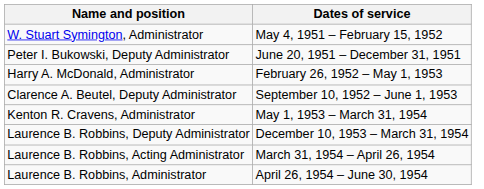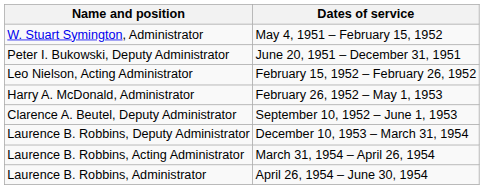+ row: (100, 74)
- row: (101, 114)
